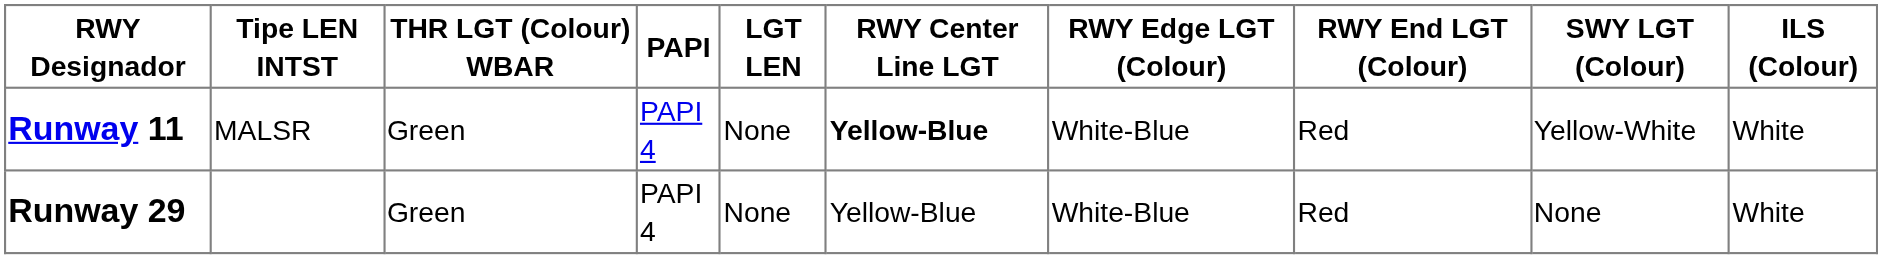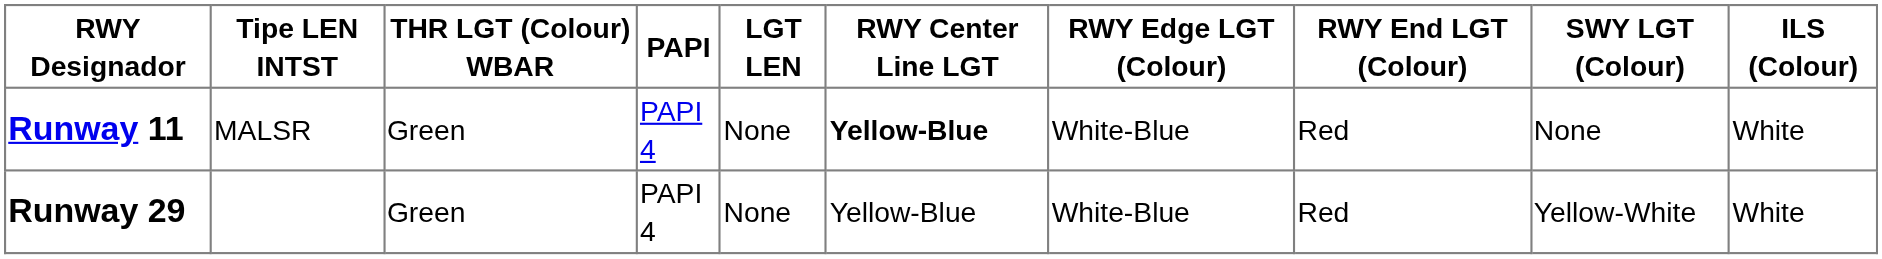(1615, 130) Yellow-White -> (1568, 130) None
(1568, 213) None -> (1615, 213) Yellow-White
